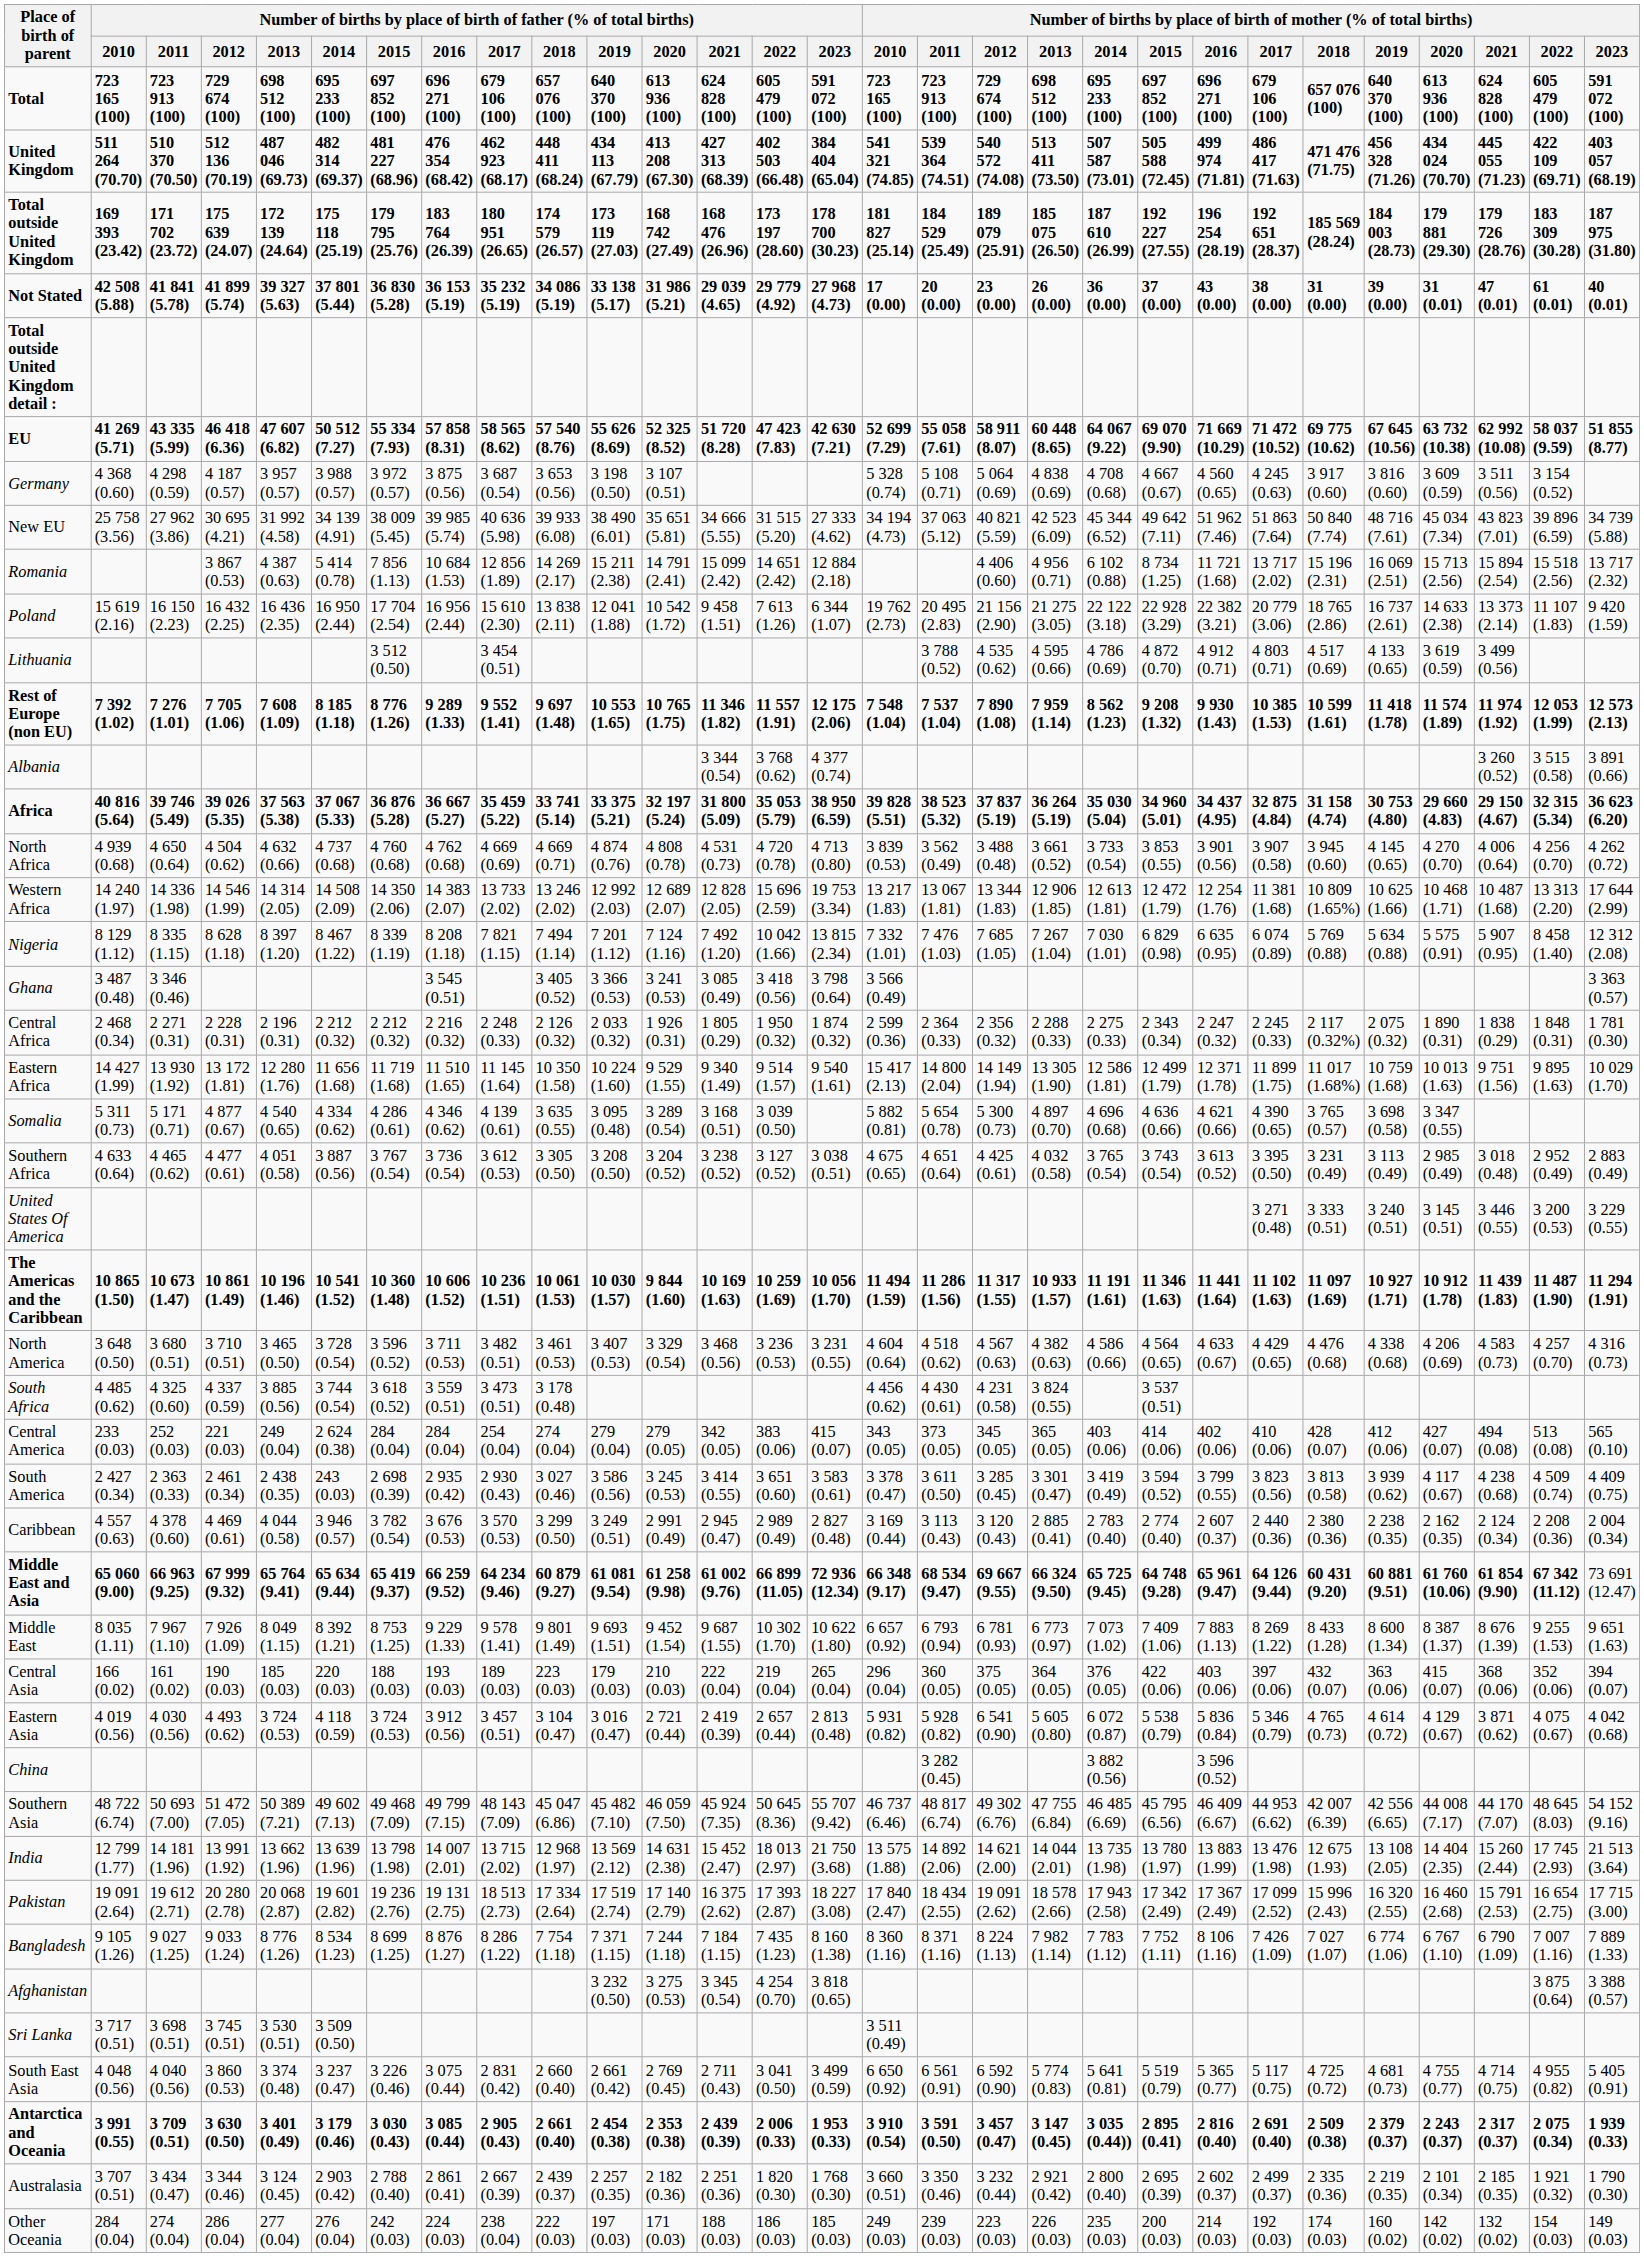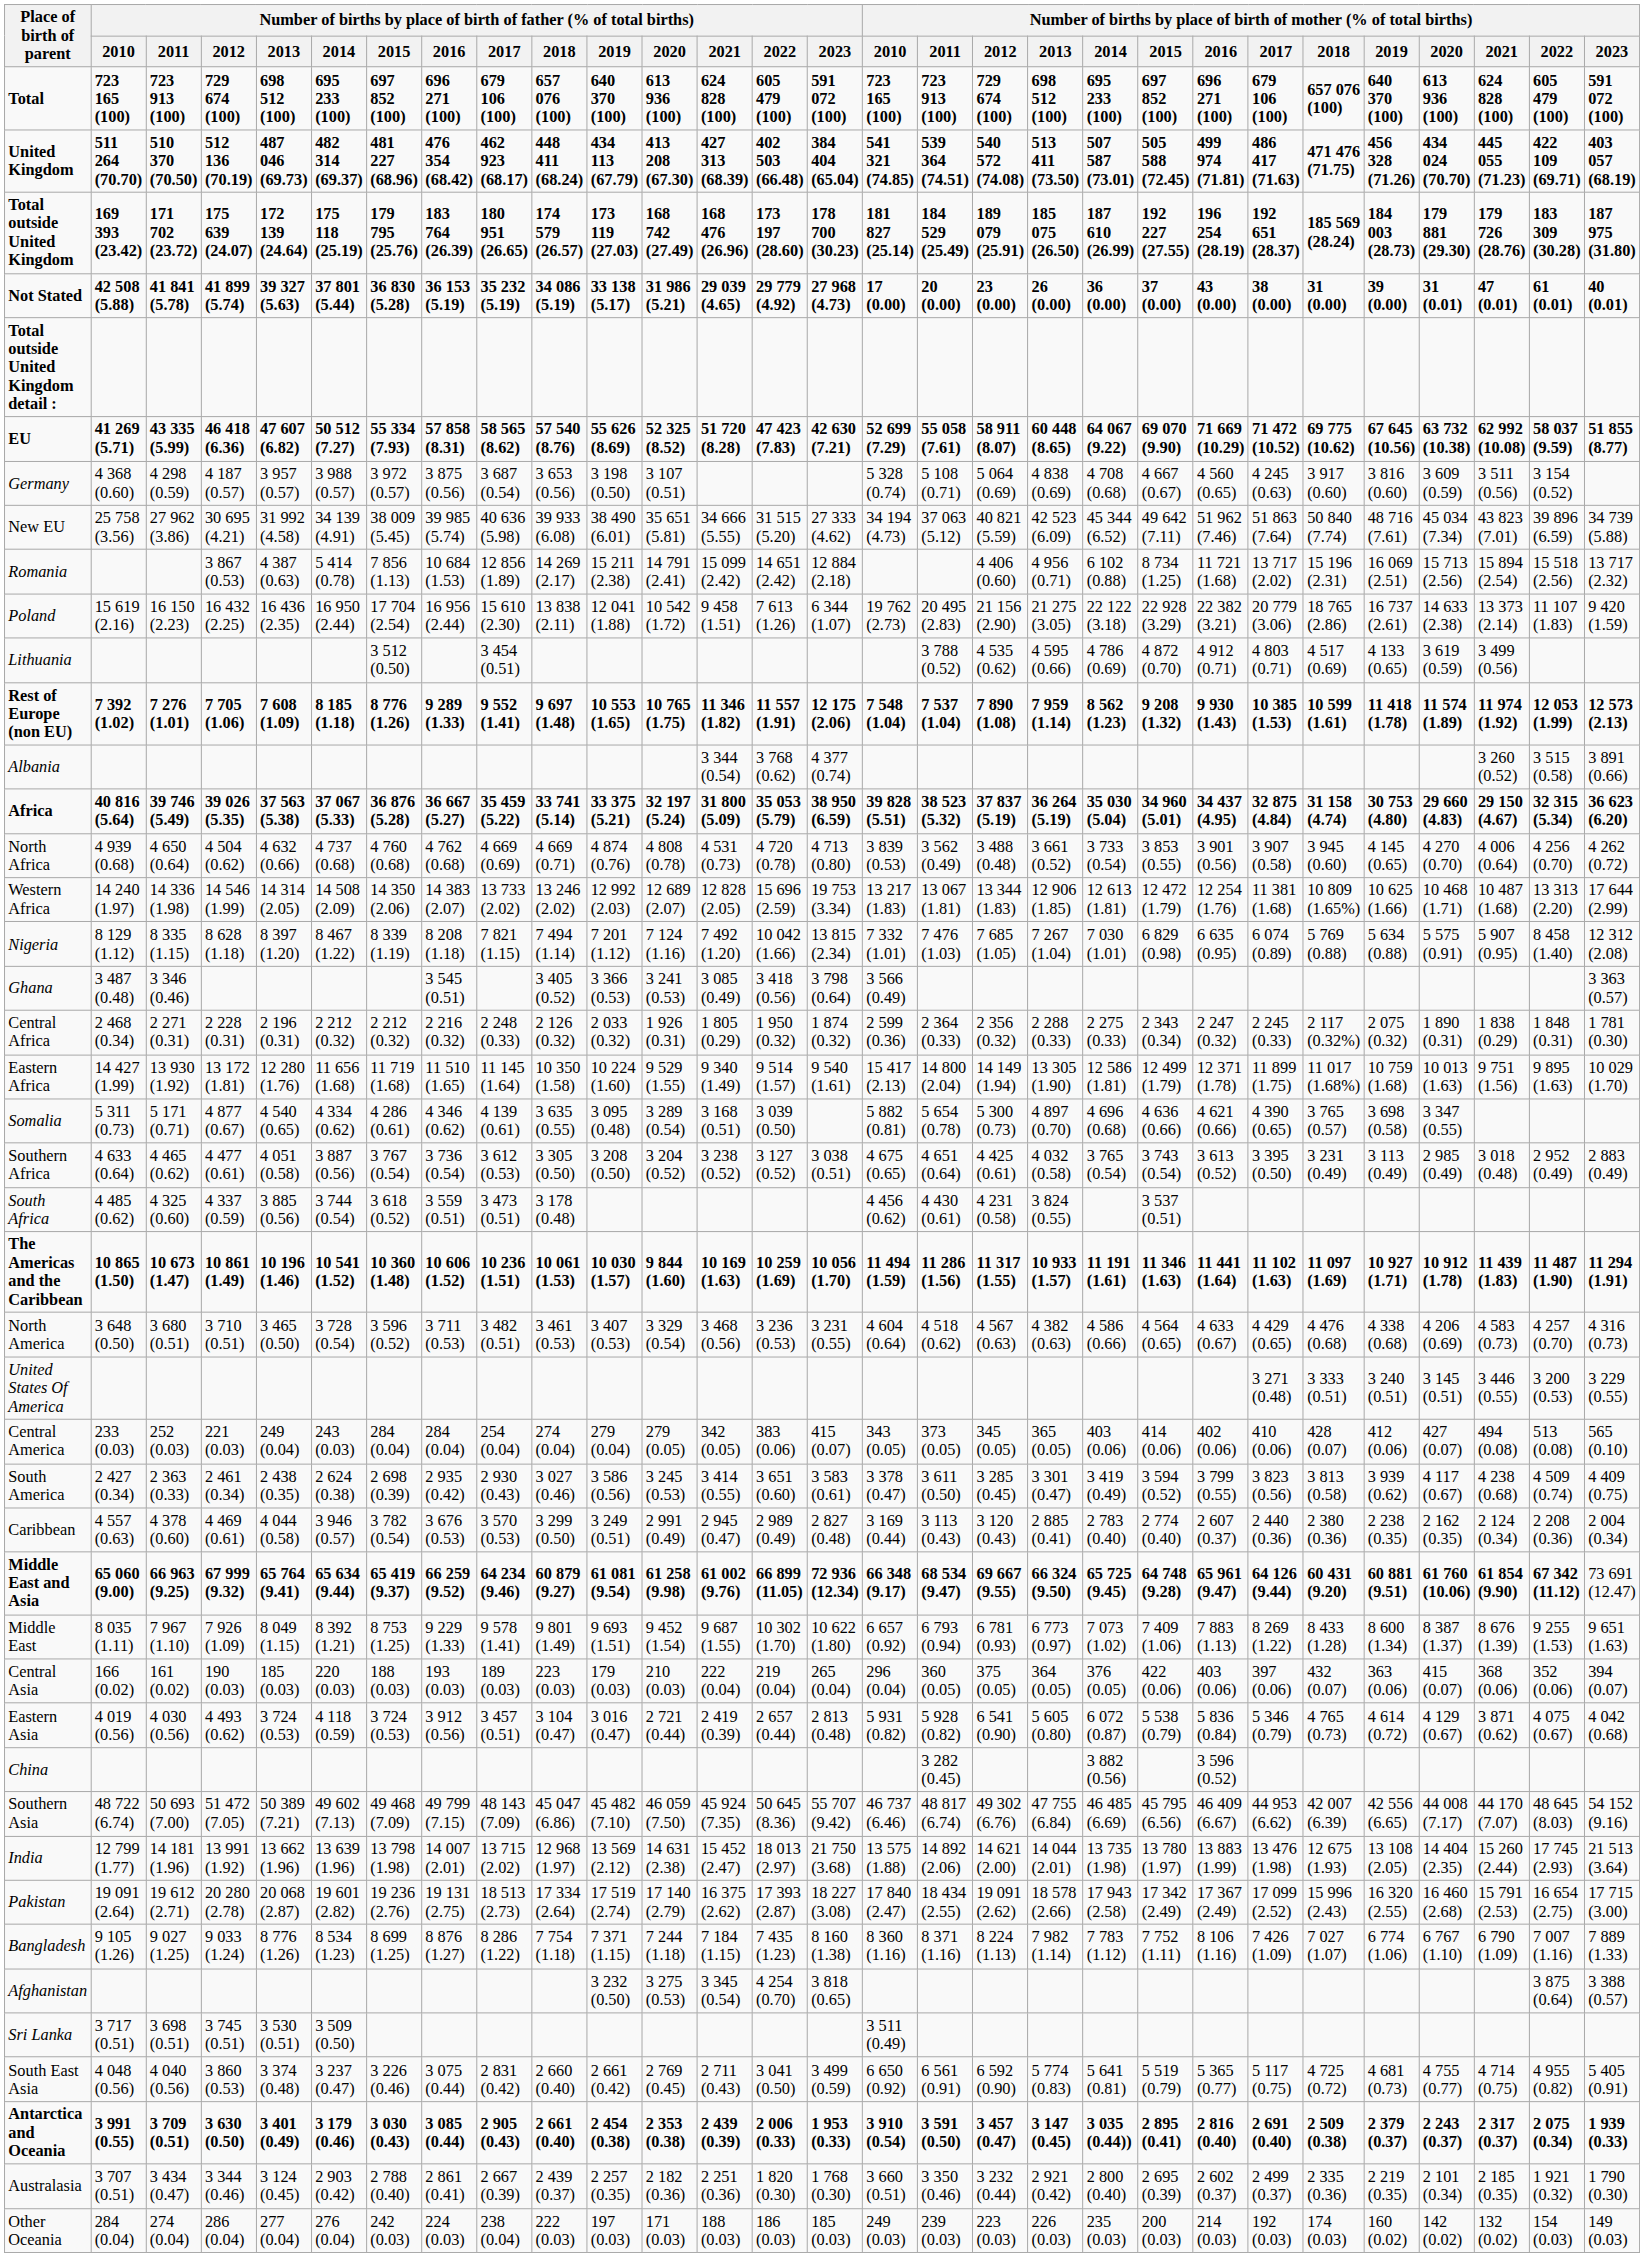rows swapped: (29, 1397) <-> (38, 1218)
(335, 1441) 2 624 (0.38) -> (335, 1441) 243 (0.03)
(335, 1485) 243 (0.03) -> (335, 1485) 2 624 (0.38)
